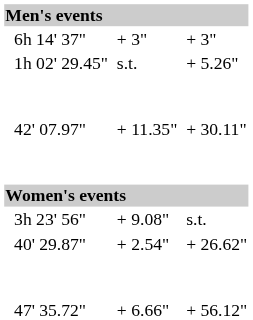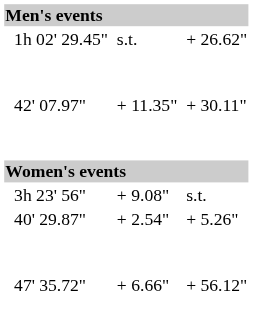- row: (5, 39)
(212, 63) + 5.26" -> (217, 39) + 26.62"
(217, 243) + 26.62" -> (212, 219) + 5.26"
